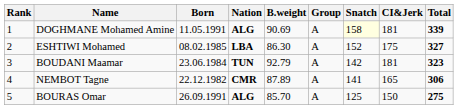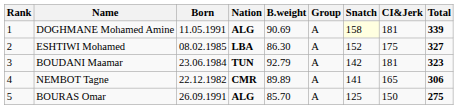(279, 79) 87.89 -> (279, 79) 89.89
